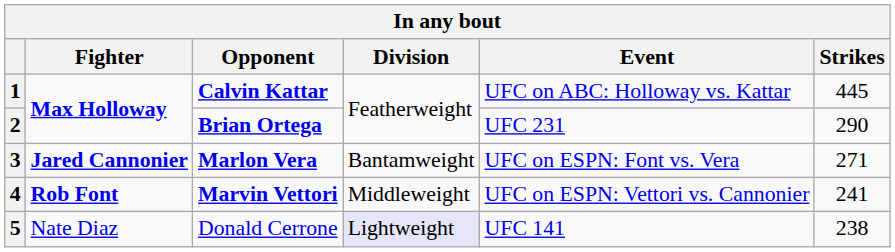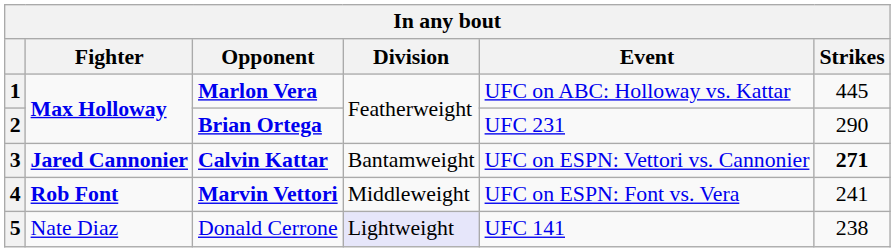(263, 90) Calvin Kattar -> (258, 90) Marlon Vera
(258, 159) Marlon Vera -> (263, 159) Calvin Kattar
(612, 159) UFC on ESPN: Font vs. Vera -> (647, 159) UFC on ESPN: Vettori vs. Cannonier
(852, 159) normal -> (852, 159) bold
(647, 194) UFC on ESPN: Vettori vs. Cannonier -> (612, 194) UFC on ESPN: Font vs. Vera
